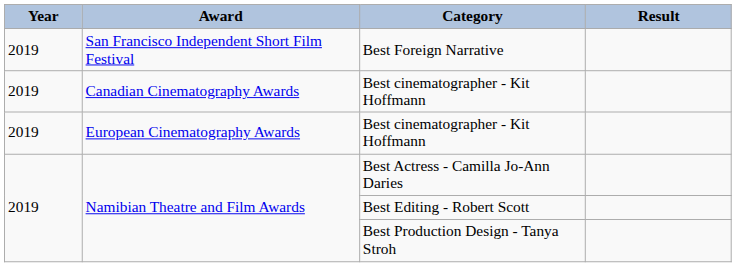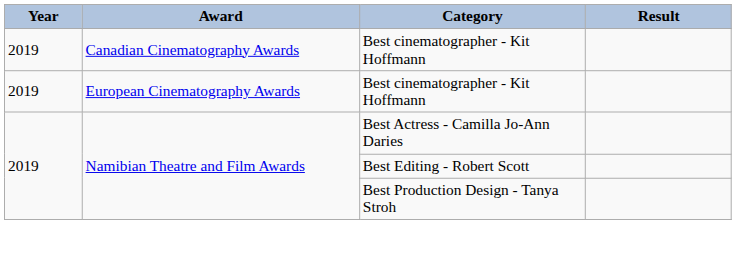- row: (204, 49)
